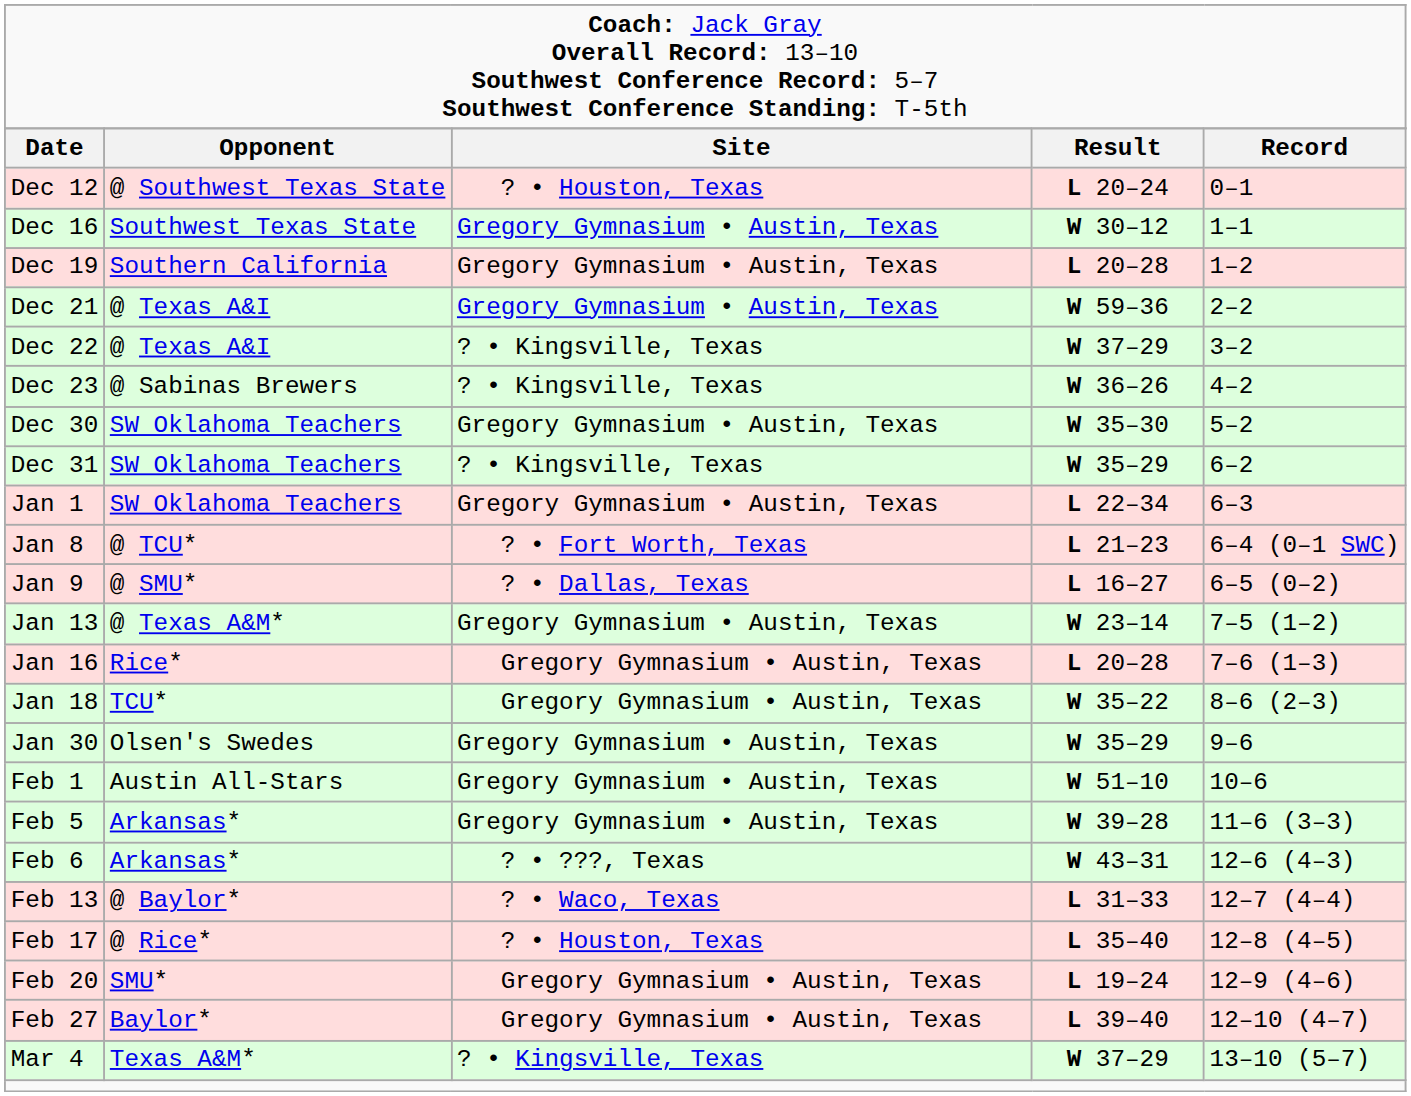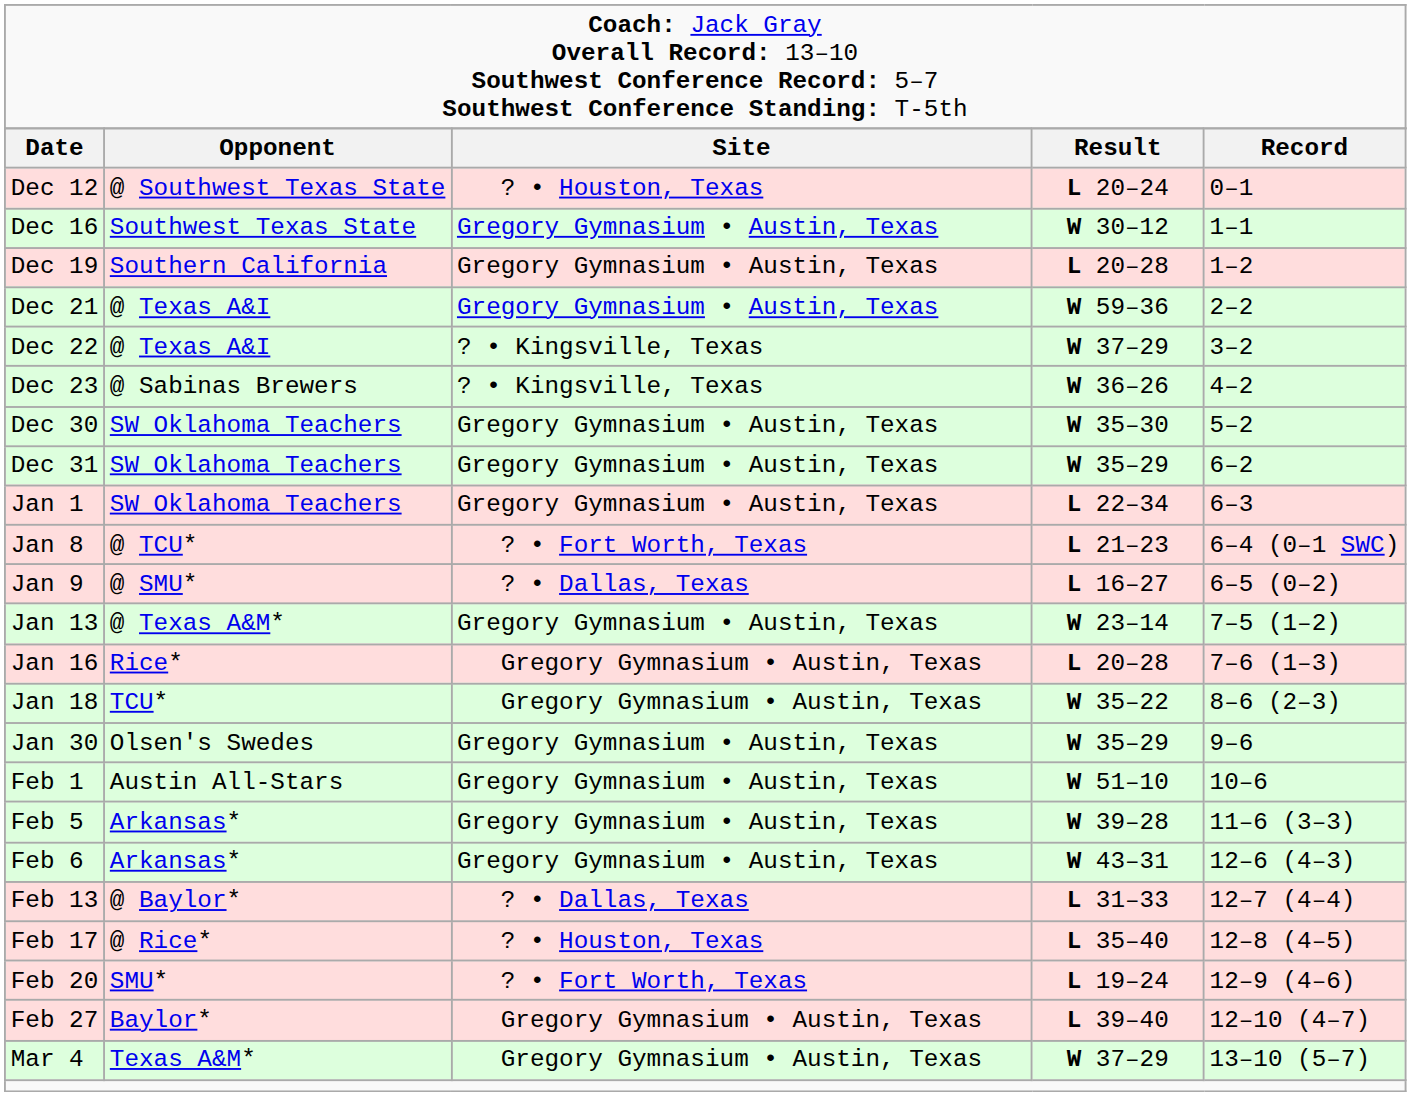(610, 465) ? • Kingsville, Texas -> (698, 465) Gregory Gymnasium • Austin, Texas
(603, 862) ? • ???, Texas -> (698, 862) Gregory Gymnasium • Austin, Texas
(610, 901) ? • Waco, Texas -> (625, 901) ? • Dallas, Texas
(741, 981) Gregory Gymnasium • Austin, Texas -> (654, 981) ? • Fort Worth, Texas
(610, 1060) ? • Kingsville, Texas -> (741, 1060) Gregory Gymnasium • Austin, Texas
